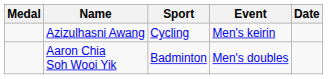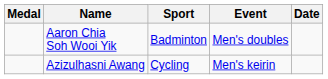rows swapped: (96, 33) <-> (81, 58)
